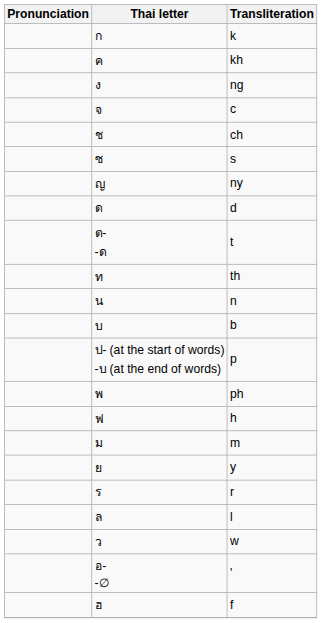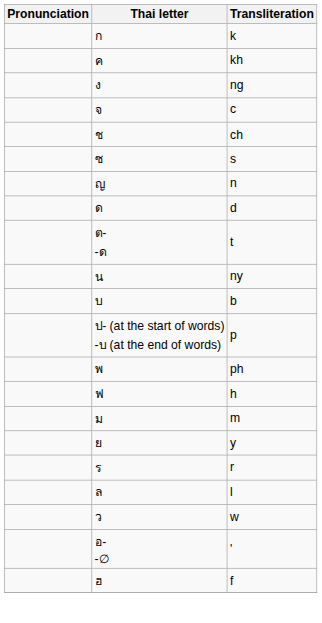(236, 183) ny -> (233, 183) n
- row: (99, 276)
(233, 301) n -> (236, 276) ny
